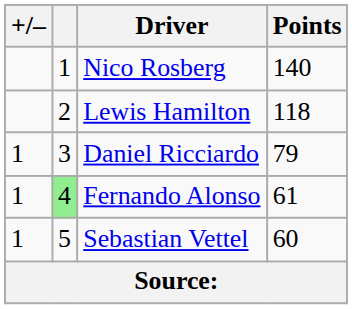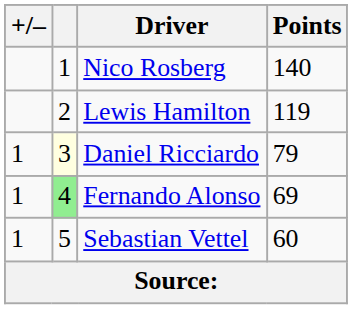(292, 110) 118 -> (292, 110) 119
(65, 153) no background -> (65, 153) lightyellow background
(286, 195) 61 -> (286, 195) 69
